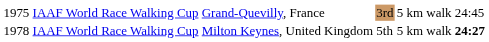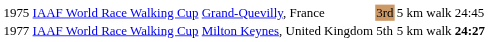(16, 30) 1978 -> (16, 30) 1977
